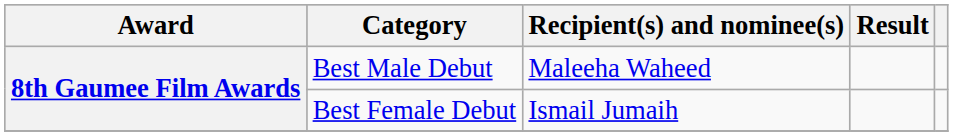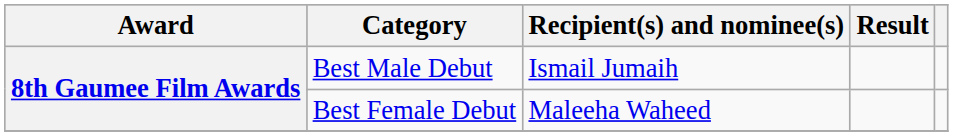(620, 67) Maleeha Waheed -> (603, 67) Ismail Jumaih
(603, 109) Ismail Jumaih -> (620, 109) Maleeha Waheed
